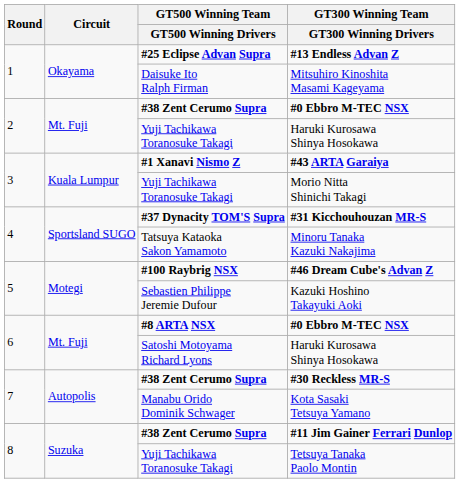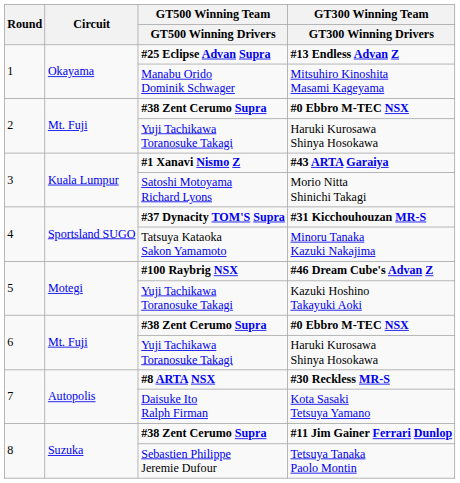(175, 81) Daisuke Ito Ralph Firman -> (188, 81) Manabu Orido Dominik Schwager
(187, 190) Yuji Tachikawa Toranosuke Takagi -> (187, 190) Satoshi Motoyama Richard Lyons
(186, 298) Sebastien Philippe Jeremie Dufour -> (187, 298) Yuji Tachikawa Toranosuke Takagi
(178, 325) #8 ARTA NSX -> (204, 325) #38 Zent Cerumo Supra
(187, 352) Satoshi Motoyama Richard Lyons -> (187, 352) Yuji Tachikawa Toranosuke Takagi
(204, 379) #38 Zent Cerumo Supra -> (178, 379) #8 ARTA NSX
(188, 406) Manabu Orido Dominik Schwager -> (175, 406) Daisuke Ito Ralph Firman
(187, 461) Yuji Tachikawa Toranosuke Takagi -> (186, 461) Sebastien Philippe Jeremie Dufour
